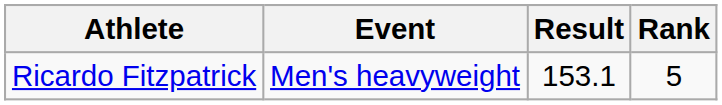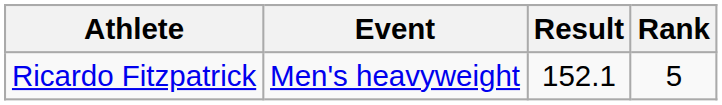(579, 75) 153.1 -> (579, 75) 152.1
